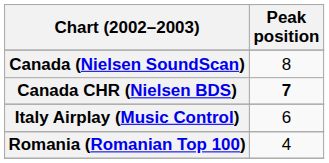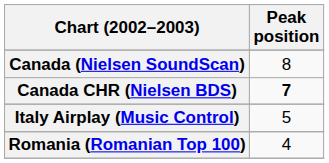(286, 117) 6 -> (286, 117) 5
